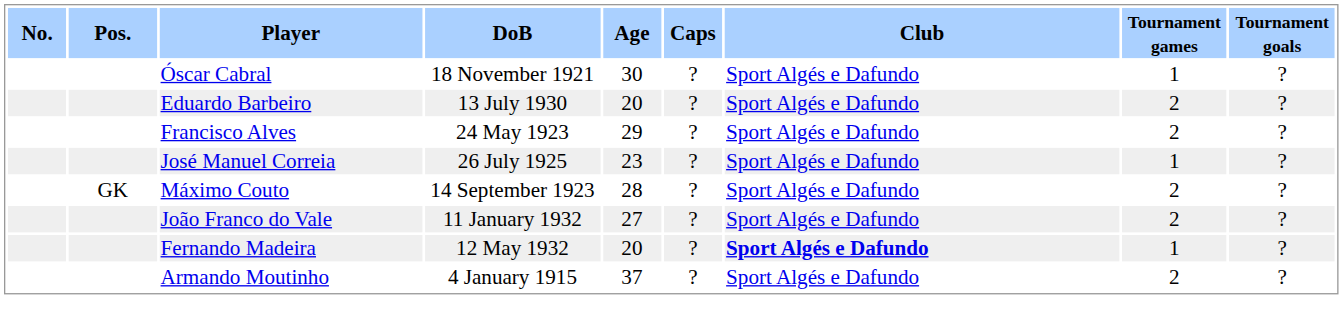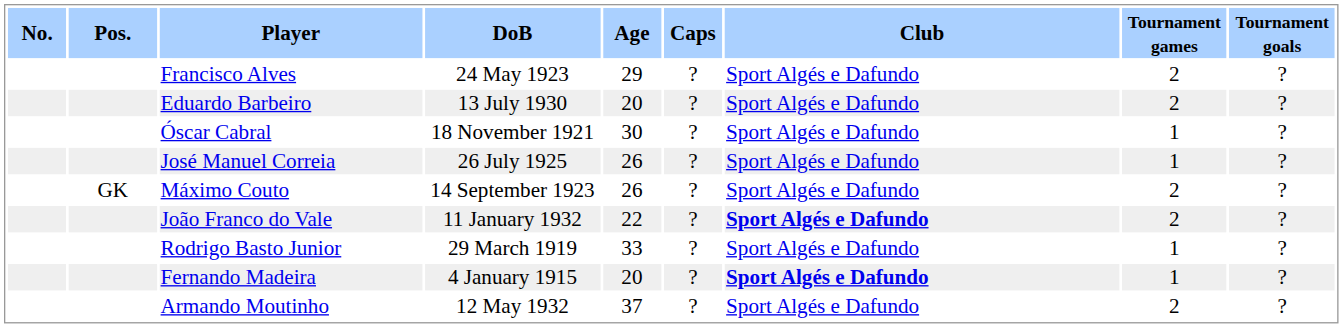rows swapped: (228, 131) <-> (216, 73)
(632, 160) 23 -> (632, 160) 26
(632, 189) 28 -> (632, 189) 26
(632, 219) 27 -> (632, 219) 22
(823, 219) normal -> (827, 219) bold
+ row: (251, 248)
(512, 248) 12 May 1932 -> (512, 277) 4 January 1915
(512, 277) 4 January 1915 -> (512, 306) 12 May 1932
